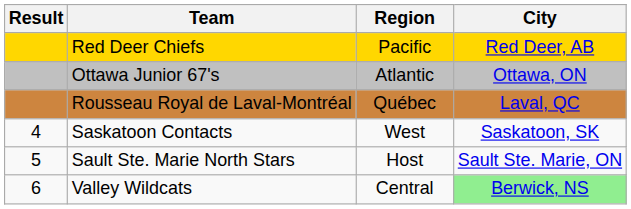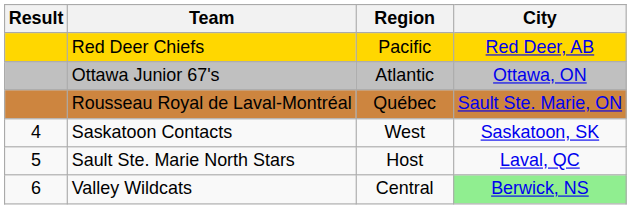(540, 103) Laval, QC -> (540, 103) Sault Ste. Marie, ON
(540, 160) Sault Ste. Marie, ON -> (540, 160) Laval, QC
